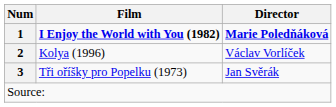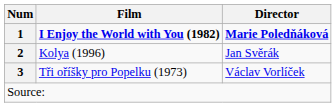(265, 53) Václav Vorlíček -> (252, 53) Jan Svěrák
(252, 72) Jan Svěrák -> (265, 72) Václav Vorlíček
